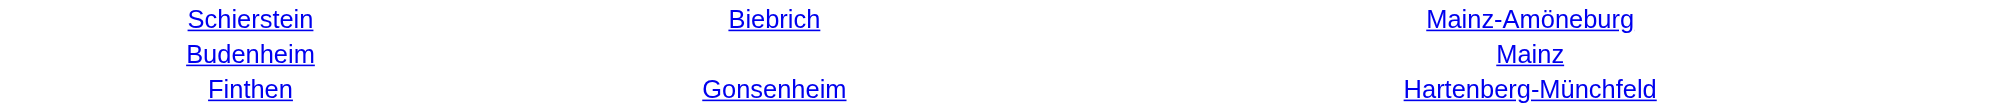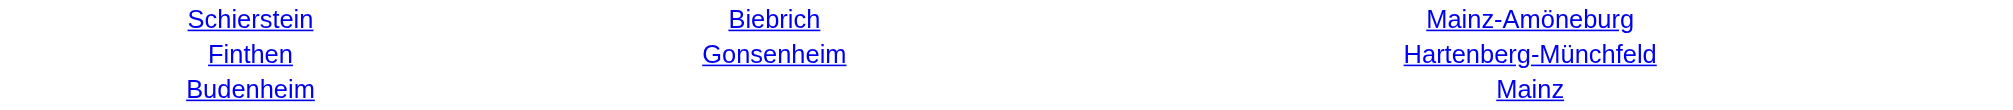rows swapped: (250, 54) <-> (250, 89)
